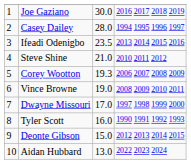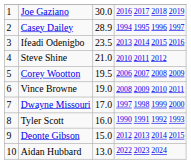(104, 27) 28.0 -> (104, 27) 28.9
(104, 74) 19.3 -> (104, 74) 19.5
